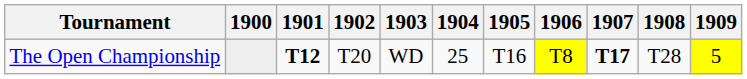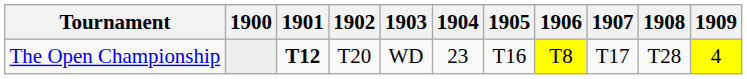(458, 56) 25 -> (458, 56) 23
(613, 56) bold -> (613, 56) normal
(716, 56) 5 -> (716, 56) 4
